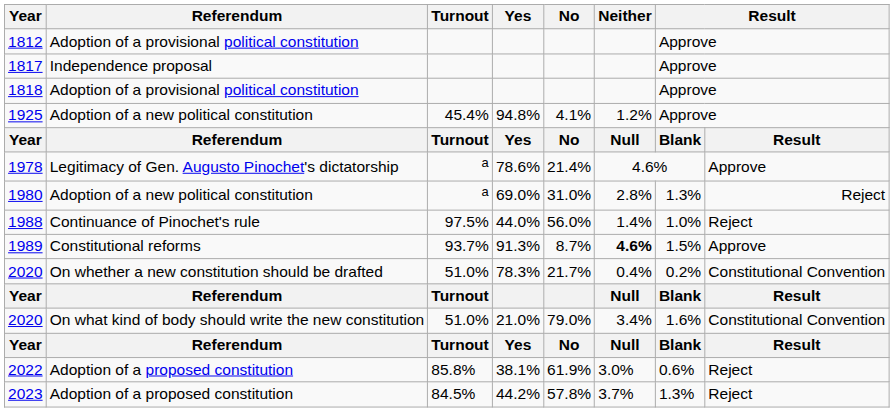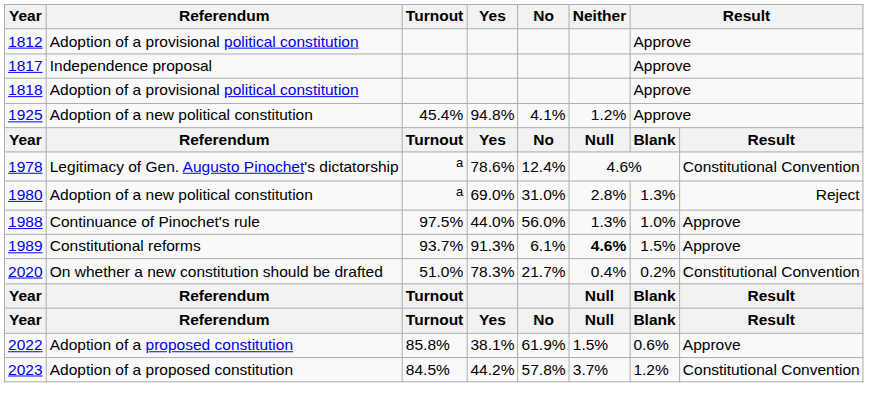(569, 166) 21.4% -> (544, 166) 12.4%
(737, 166) Approve -> (771, 166) Constitutional Convention
(634, 222) 1.4% -> (609, 222) 1.3%
(730, 222) Reject -> (712, 222) Approve
(573, 246) 8.7% -> (548, 246) 6.1%
- row: (25, 320)
(616, 369) 3.0% -> (590, 345) 1.5%
(730, 369) Reject -> (712, 345) Approve
(677, 394) 1.3% -> (651, 369) 1.2%
(730, 394) Reject -> (771, 369) Constitutional Convention
